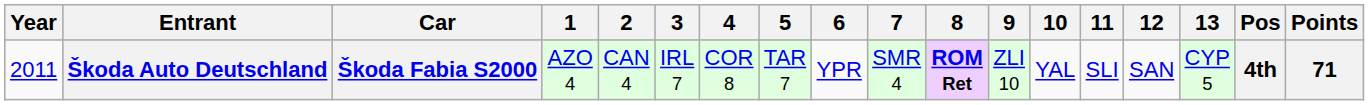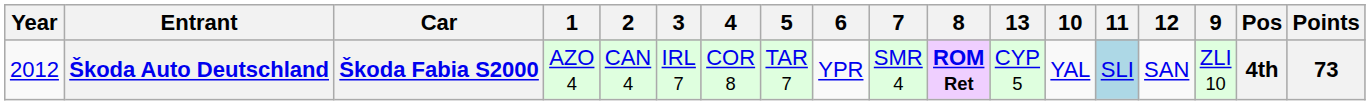columns swapped: (1009, 23) <-> (1207, 23)
(34, 70) 2011 -> (34, 70) 2012
(1102, 70) no background -> (1117, 70) lightblue background
(1325, 70) 71 -> (1326, 70) 73
